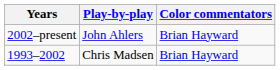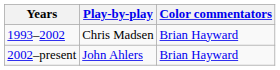rows swapped: (36, 55) <-> (42, 34)
